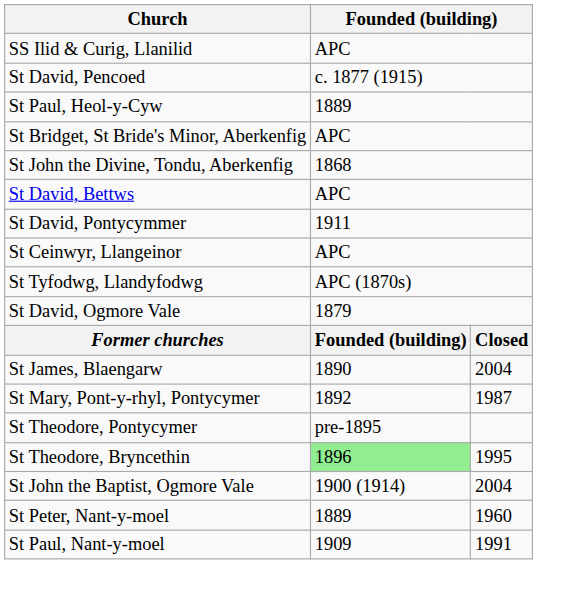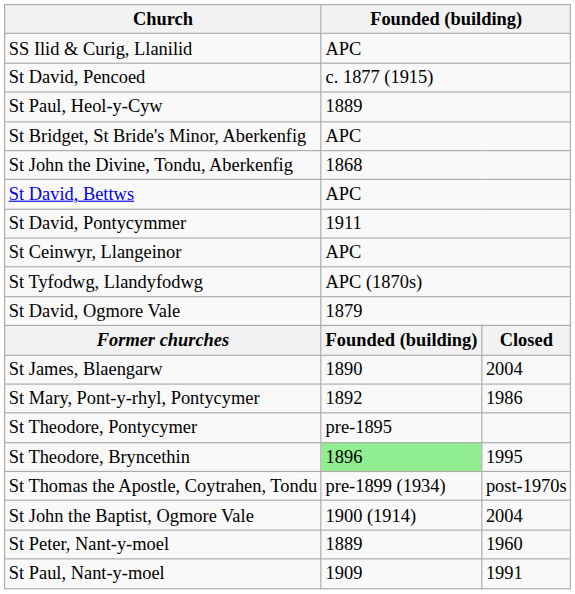(494, 398) 1987 -> (504, 398) 1986
+ row: (163, 485)
